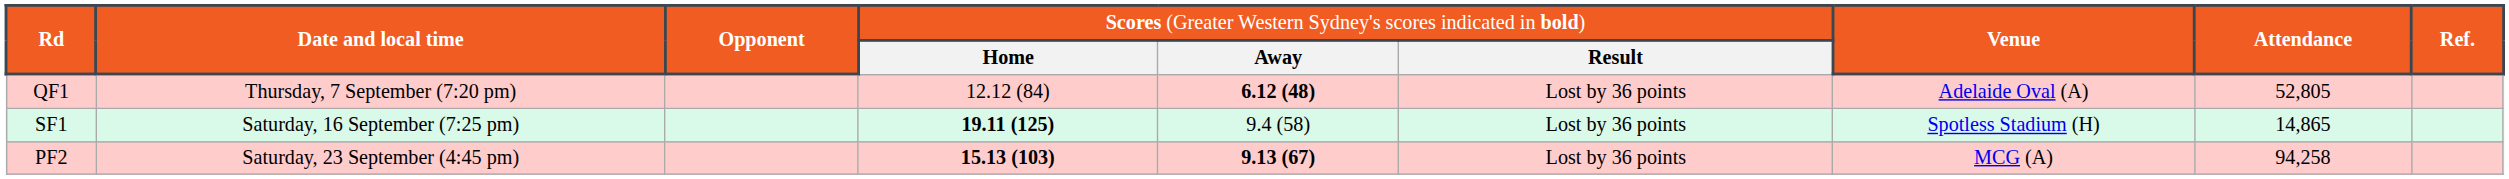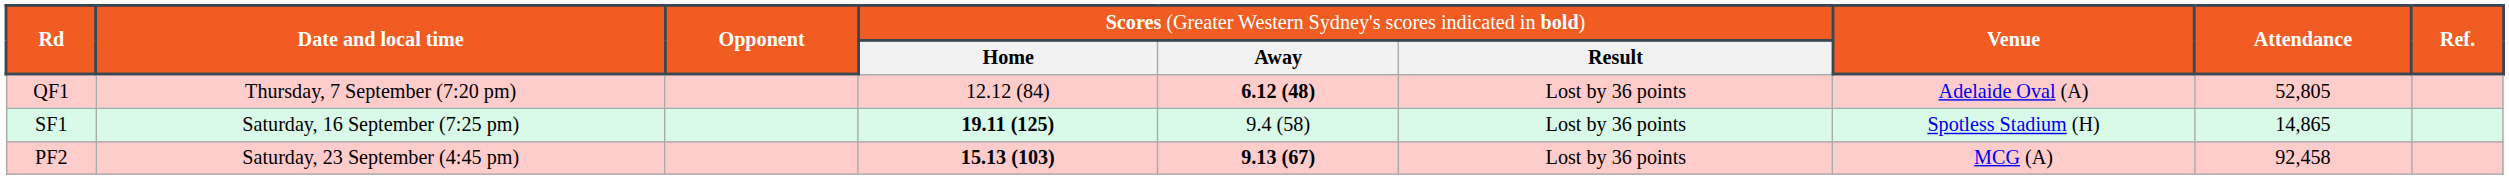(2303, 158) 94,258 -> (2303, 158) 92,458
